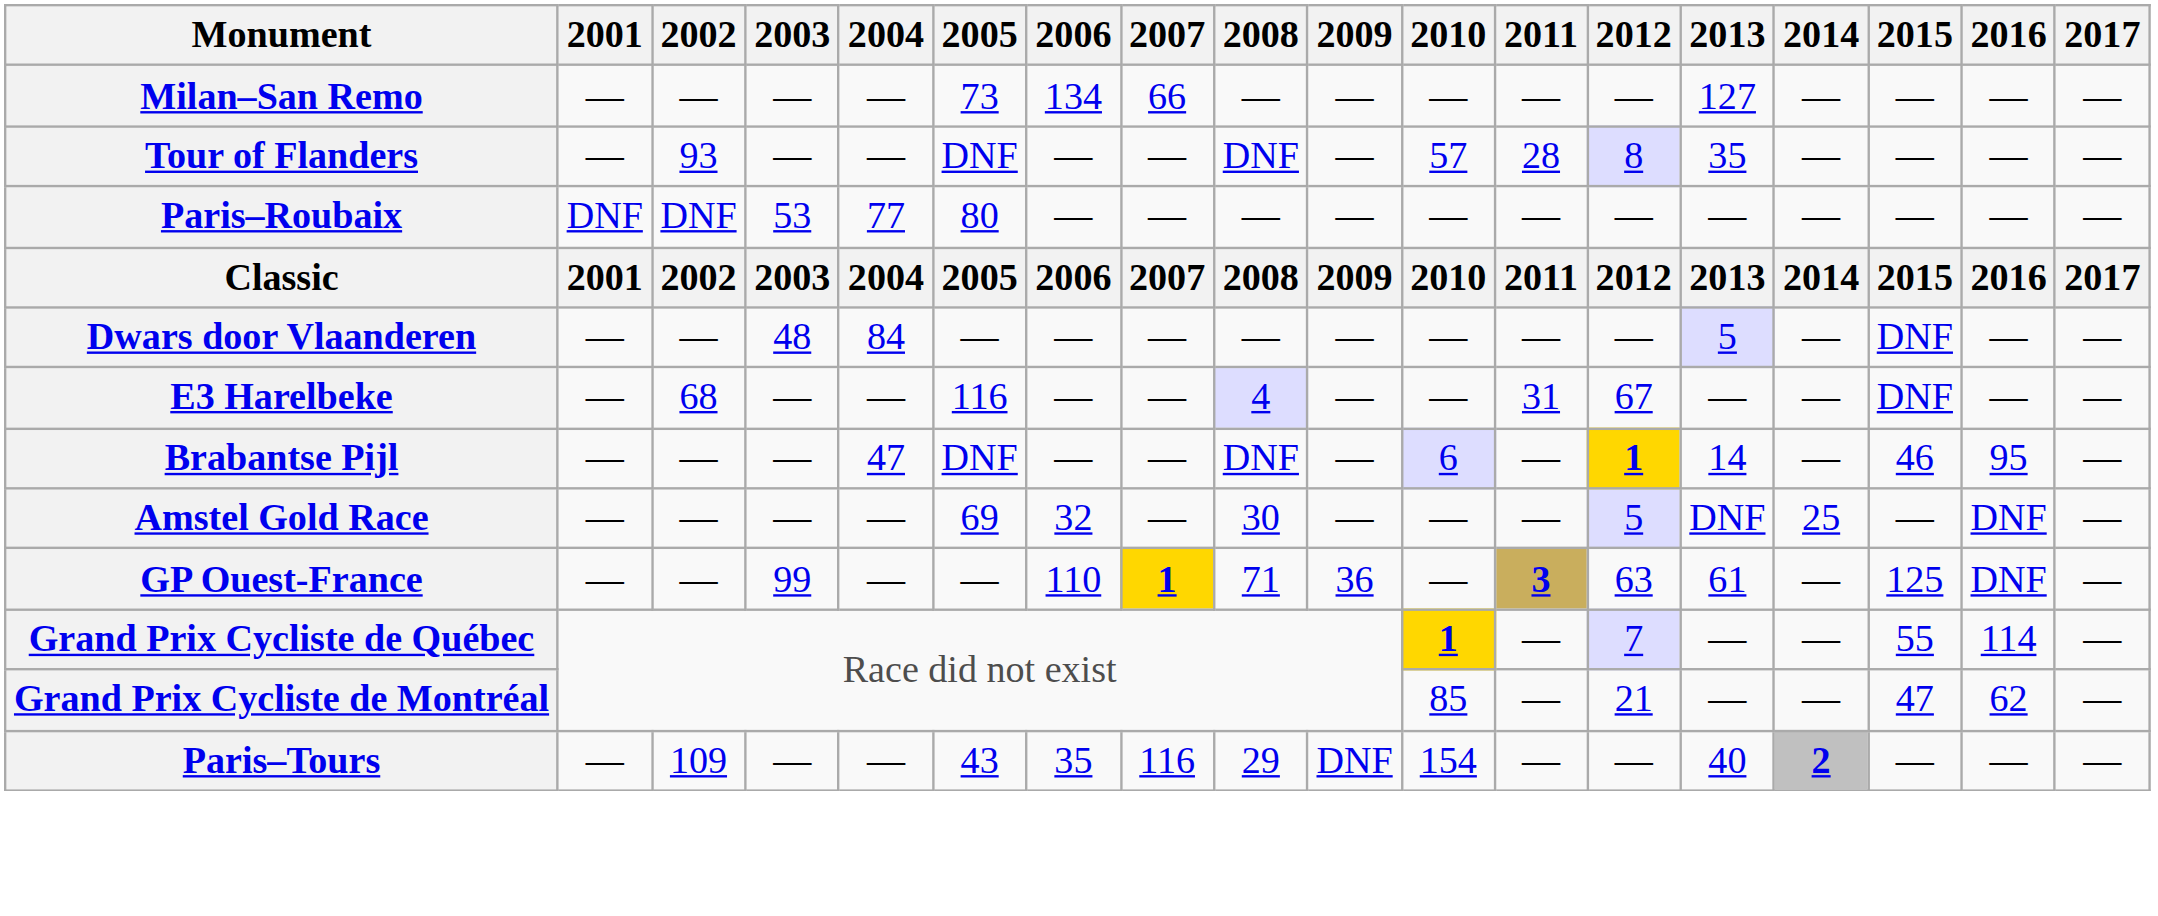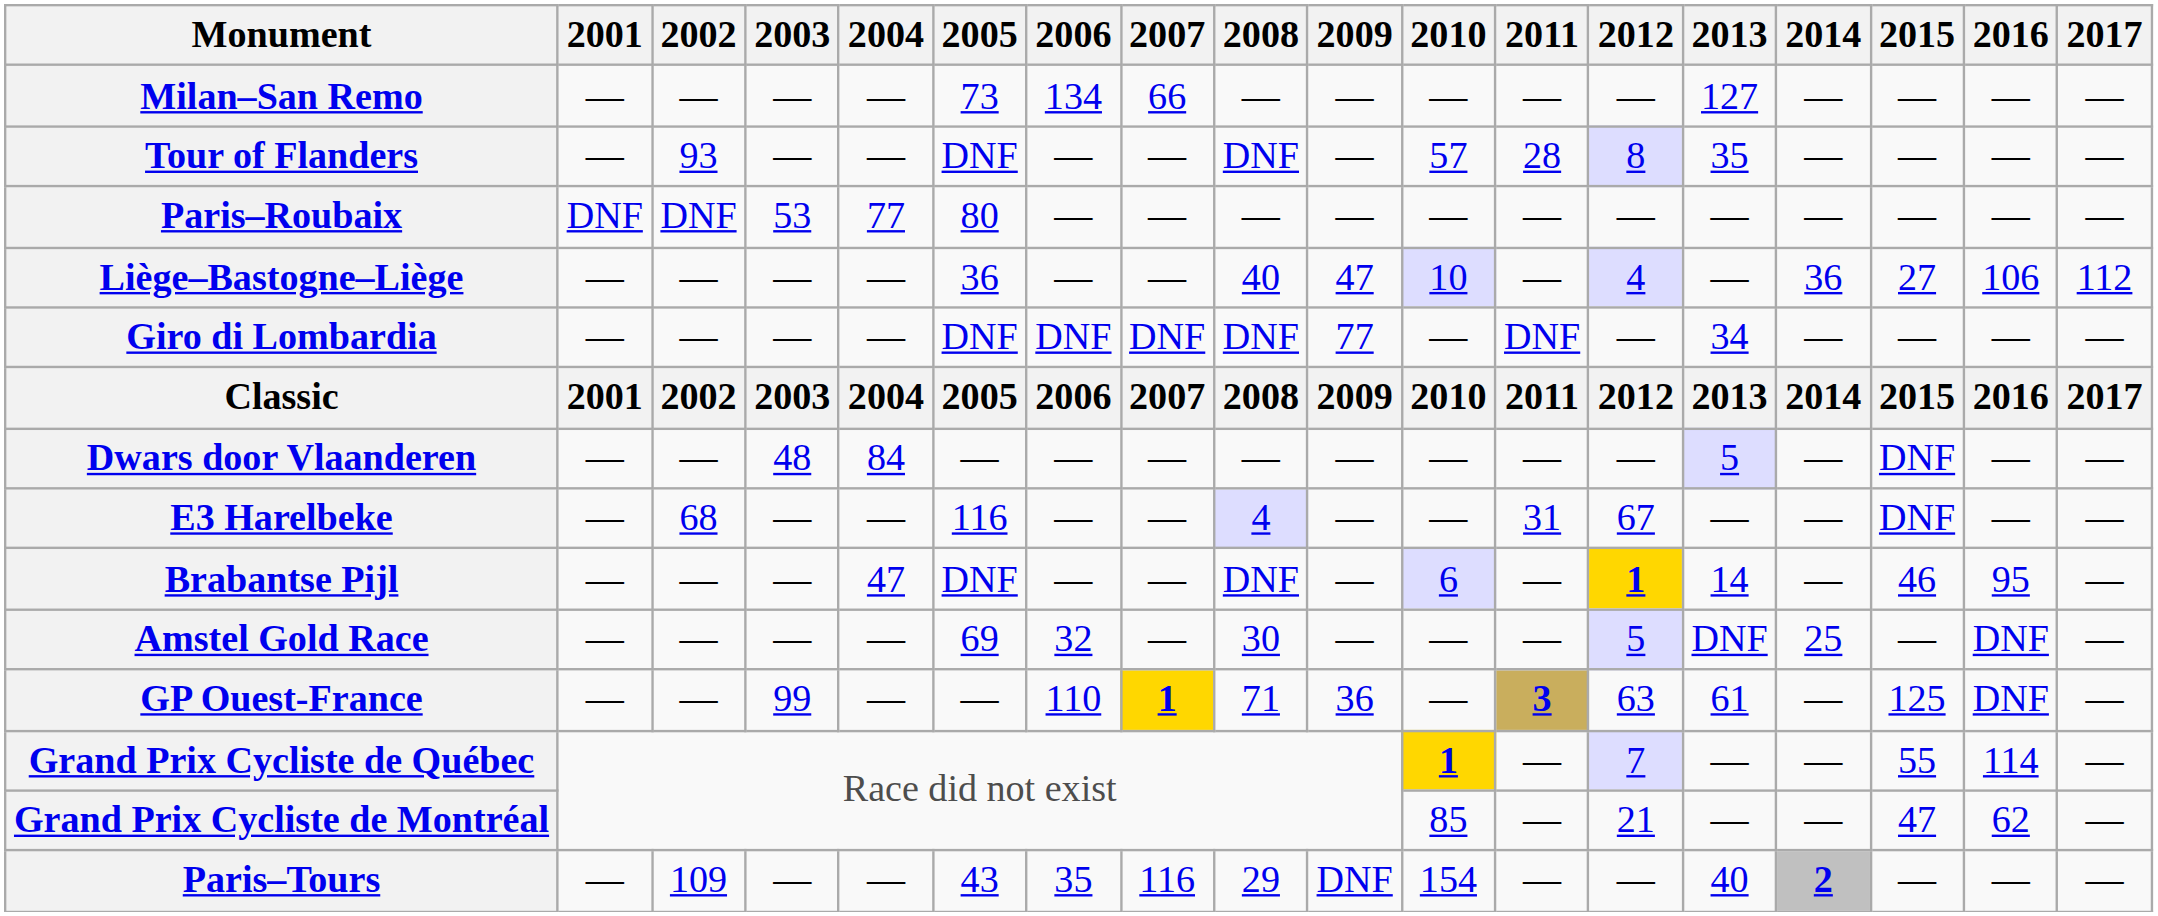+ row: (282, 276)
+ row: (282, 336)
